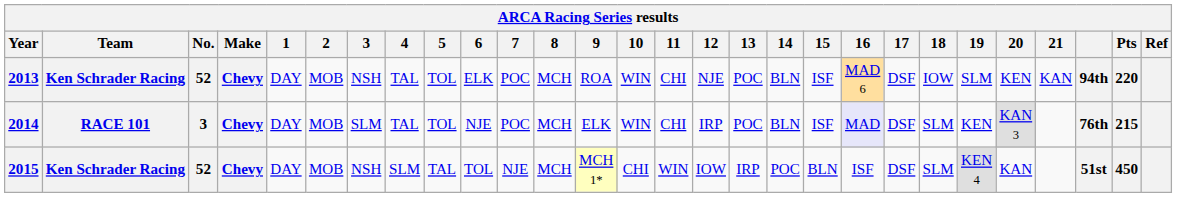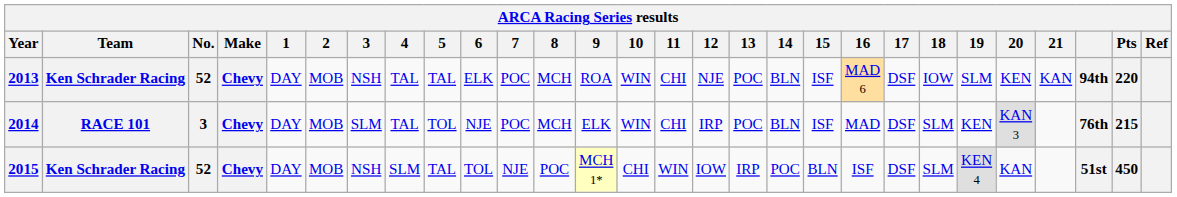(442, 79) TOL -> (442, 79) TAL
(863, 124) lavender background -> (863, 124) no background
(554, 169) MCH -> (554, 169) POC
